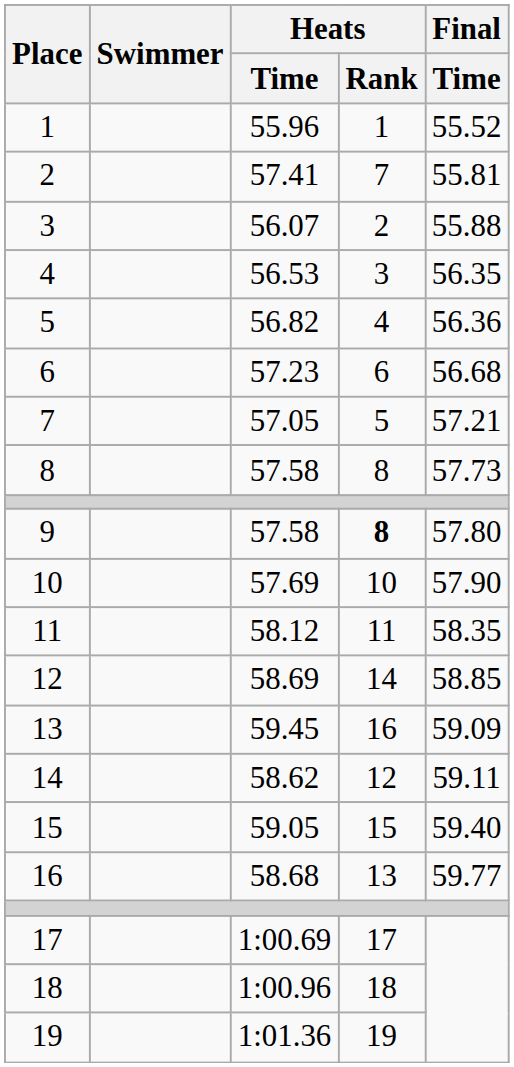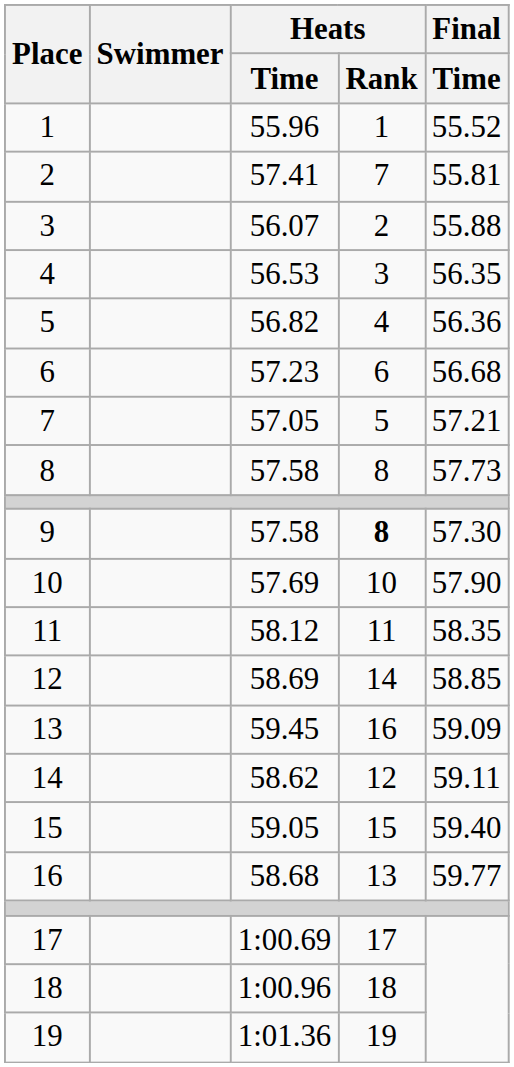(467, 532) 57.80 -> (467, 532) 57.30
